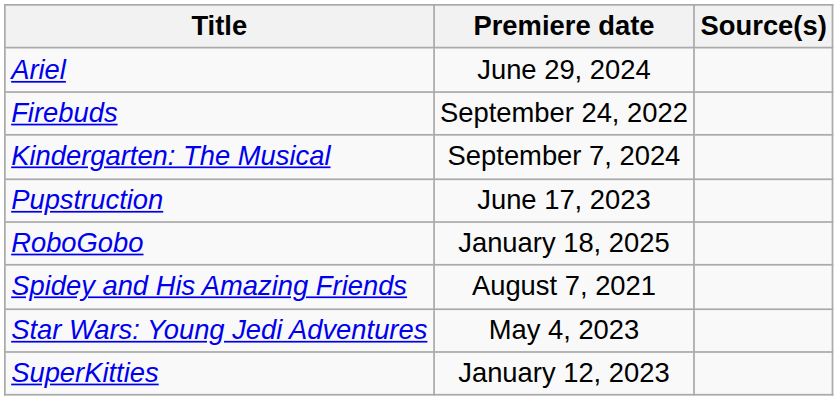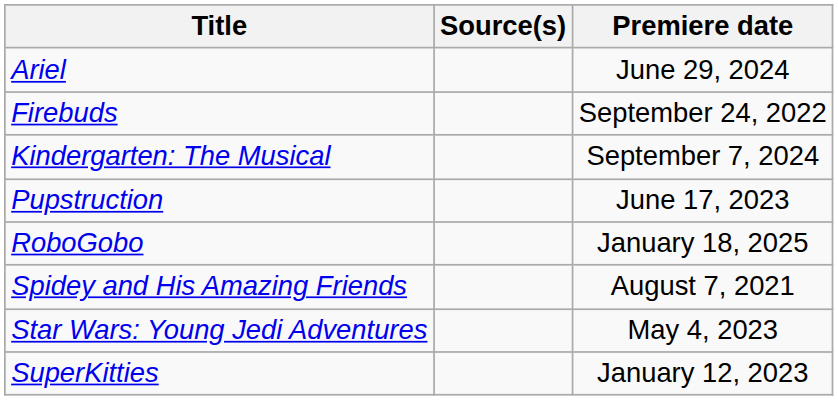columns swapped: (564, 26) <-> (764, 26)
